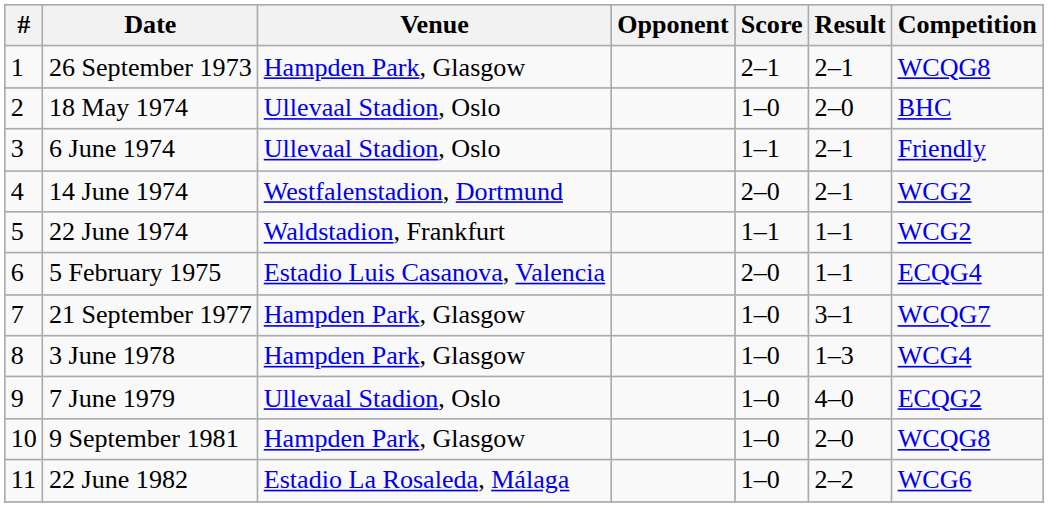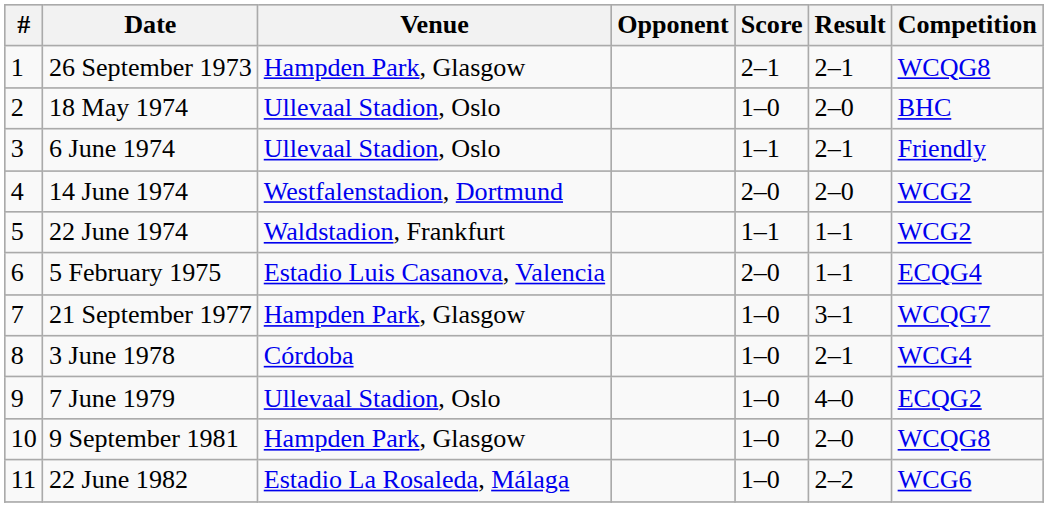(834, 190) 2–1 -> (834, 190) 2–0
(394, 356) Hampden Park, Glasgow -> (309, 356) Córdoba
(834, 356) 1–3 -> (834, 356) 2–1
